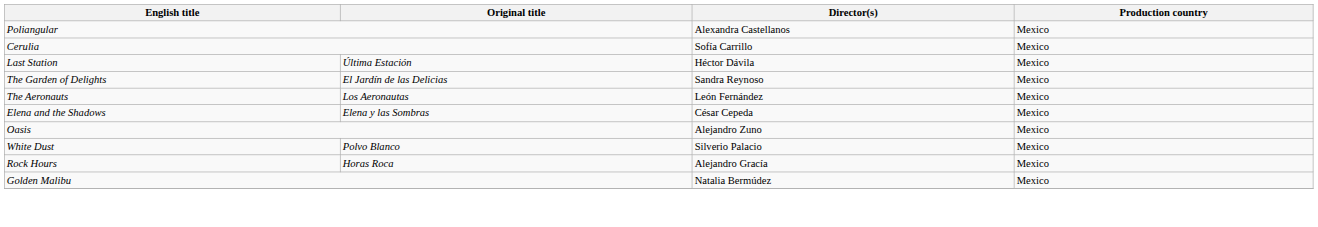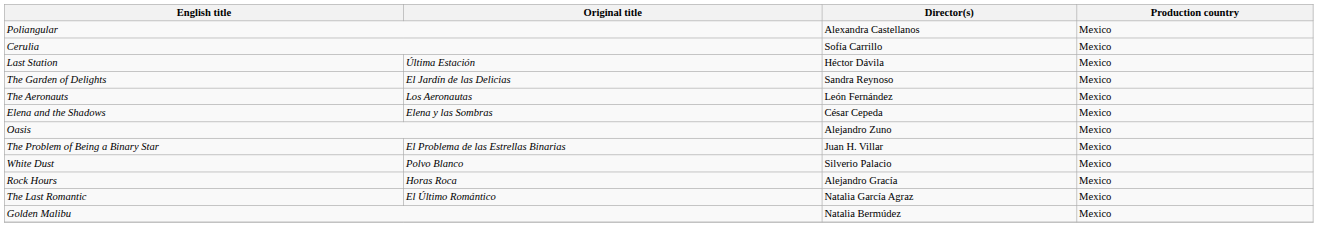+ row: (83, 146)
+ row: (47, 197)
